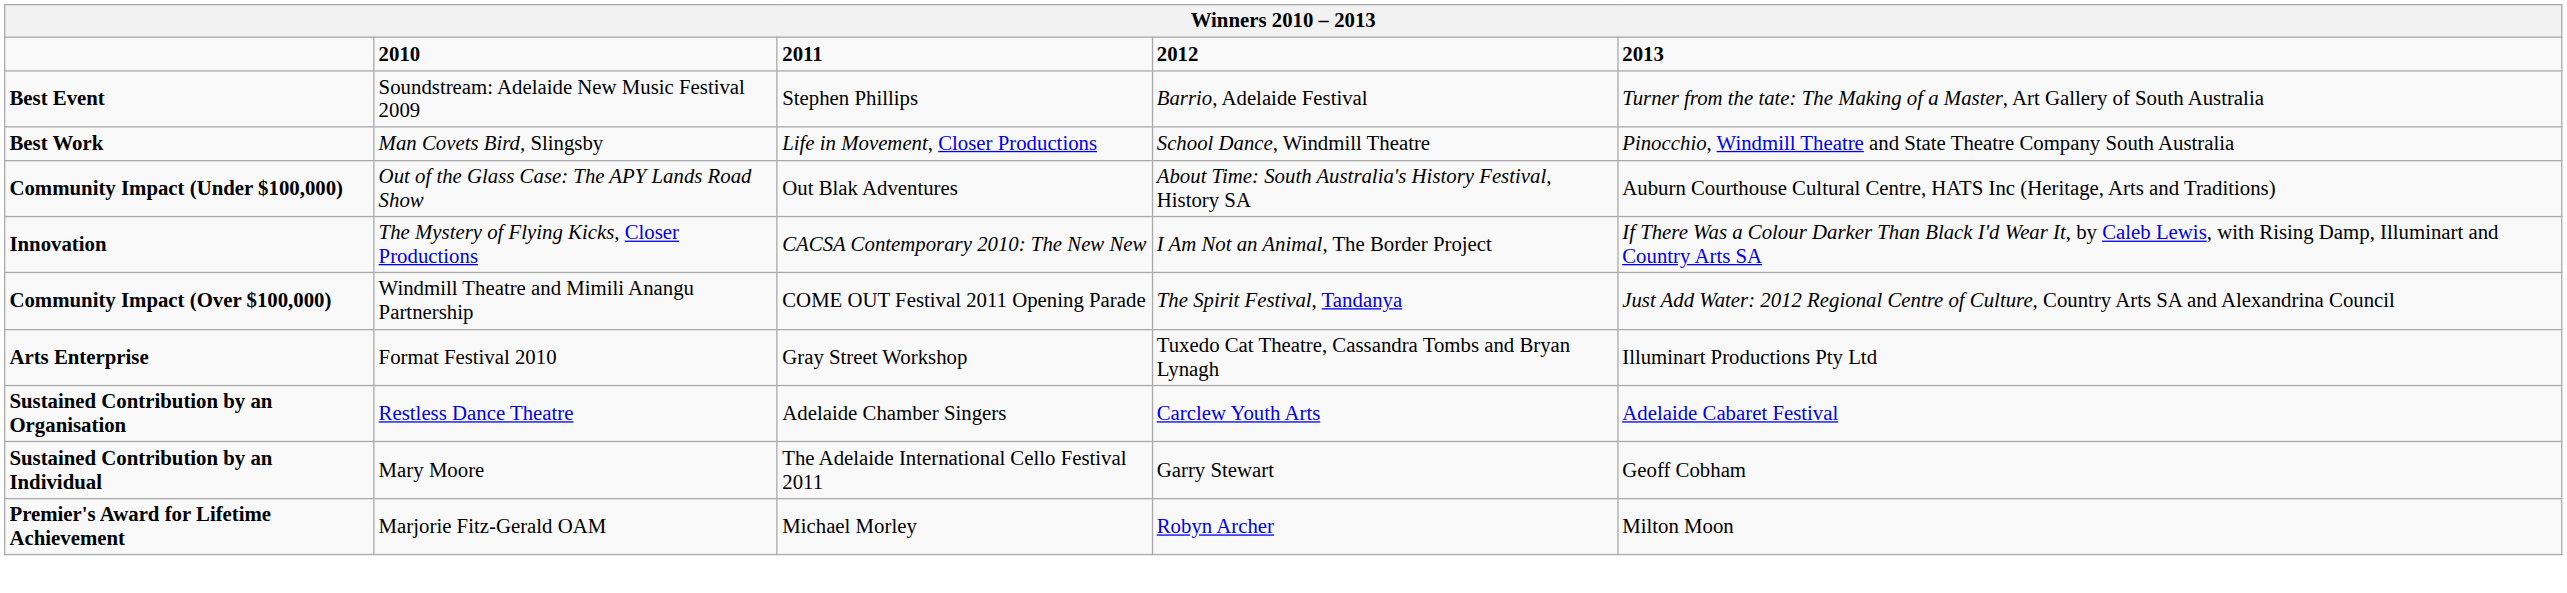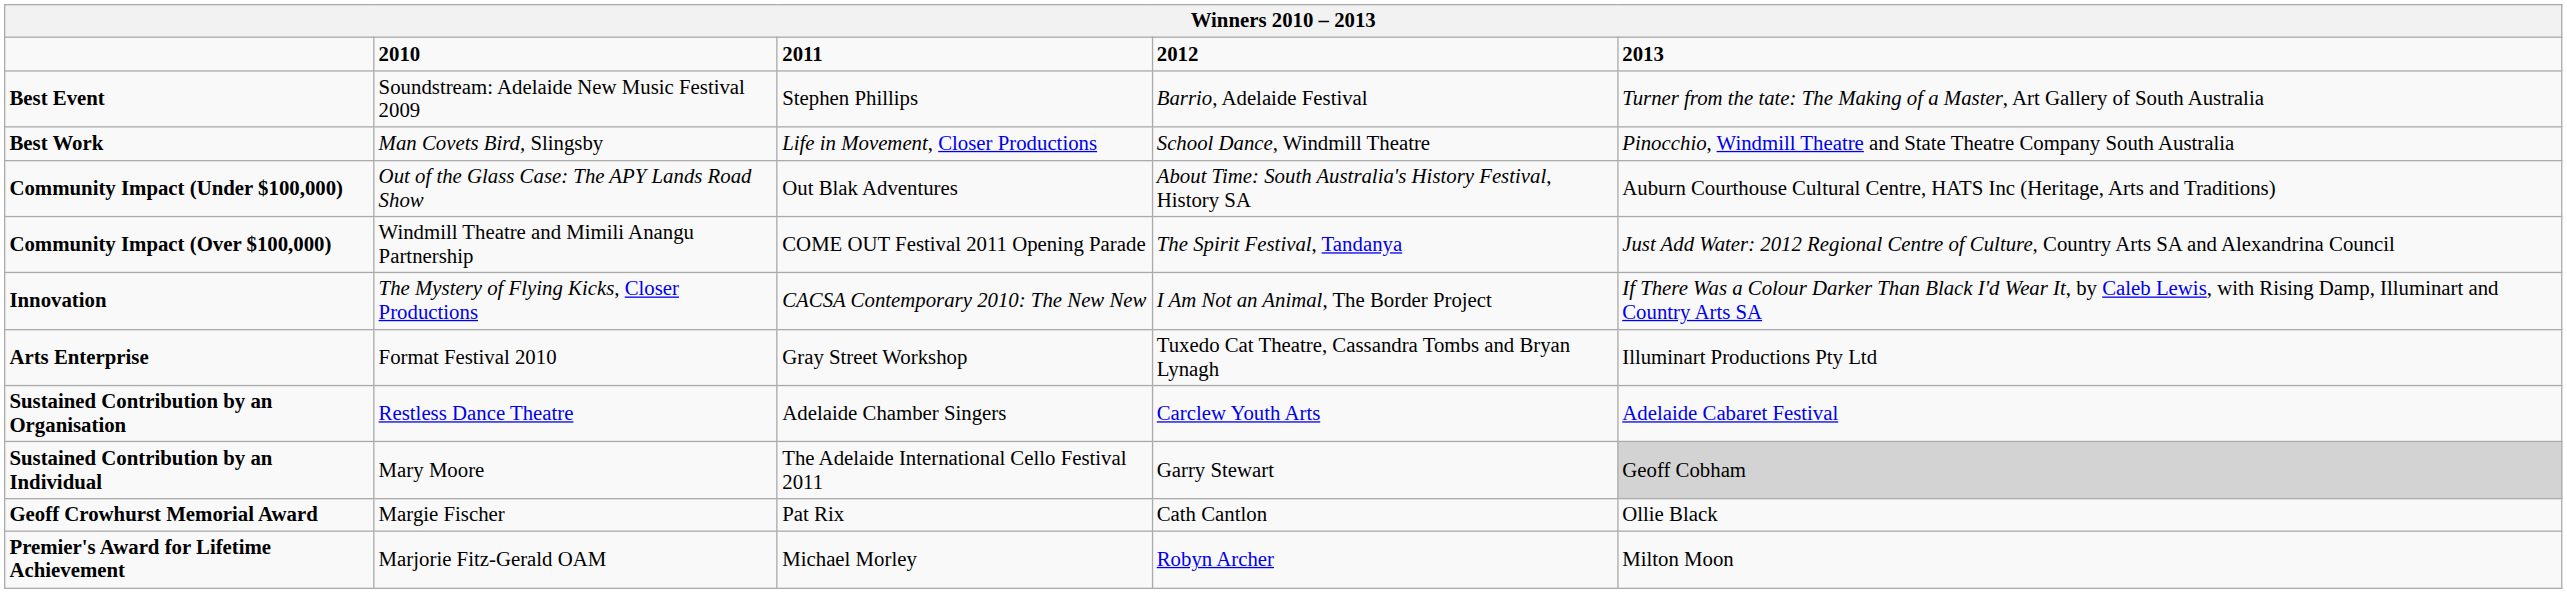rows swapped: (170, 300) <-> (58, 244)
(1684, 469) no background -> (1684, 469) lightgrey background
+ row: (164, 514)
